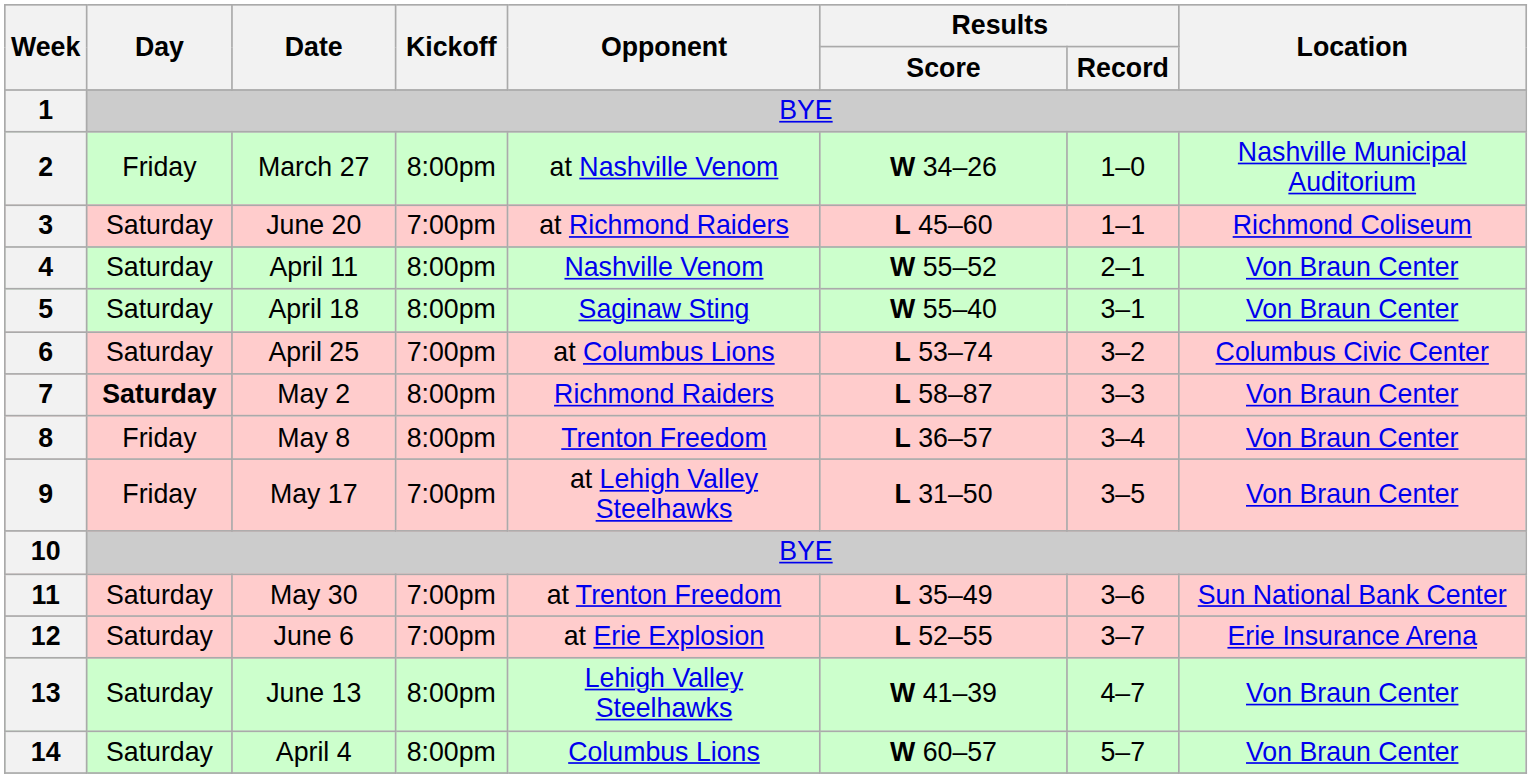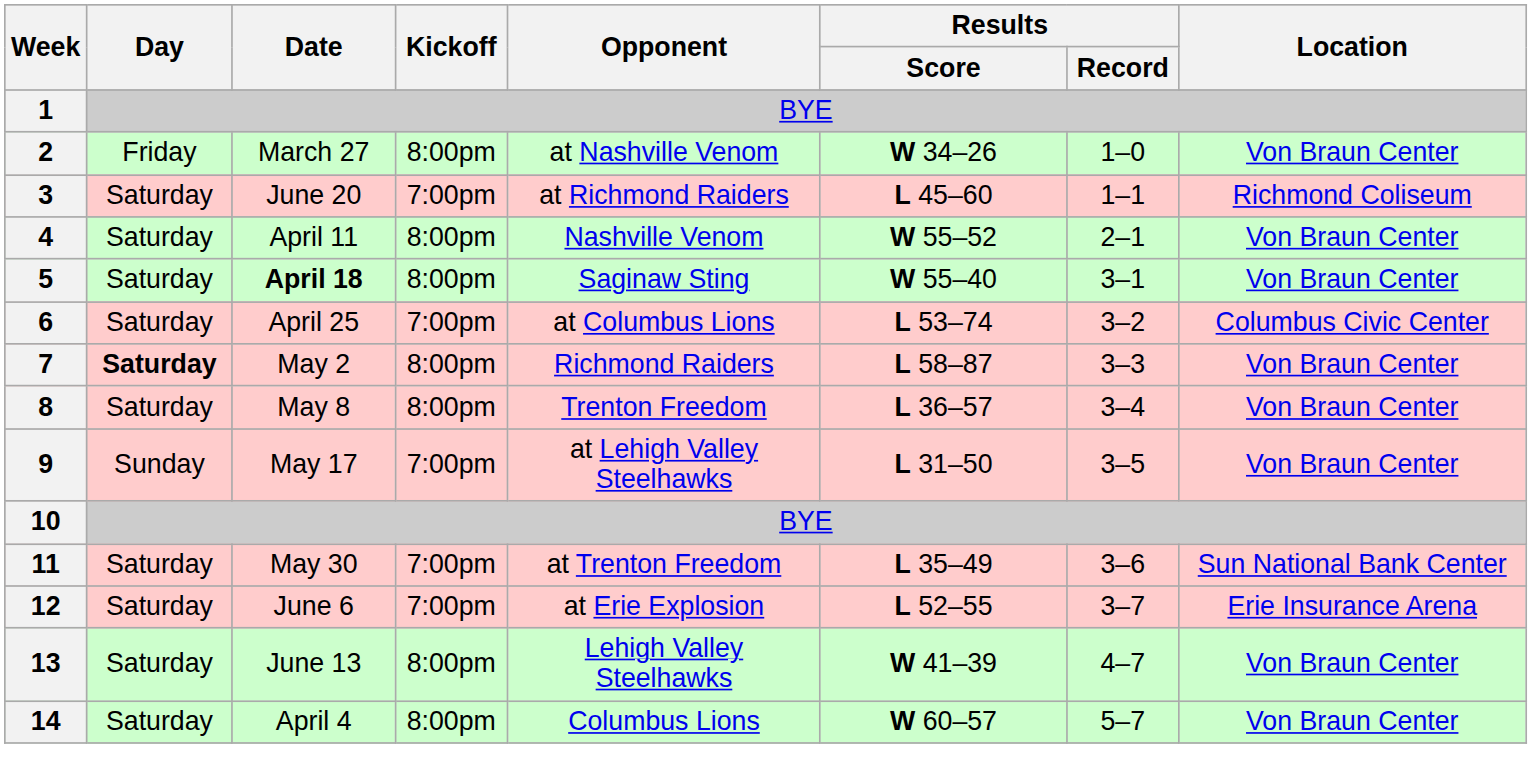(1352, 167) Nashville Municipal Auditorium -> (1352, 152) Von Braun Center
(314, 310) normal -> (314, 279) bold
(159, 437) Friday -> (159, 407) Saturday
(159, 494) Friday -> (159, 464) Sunday
